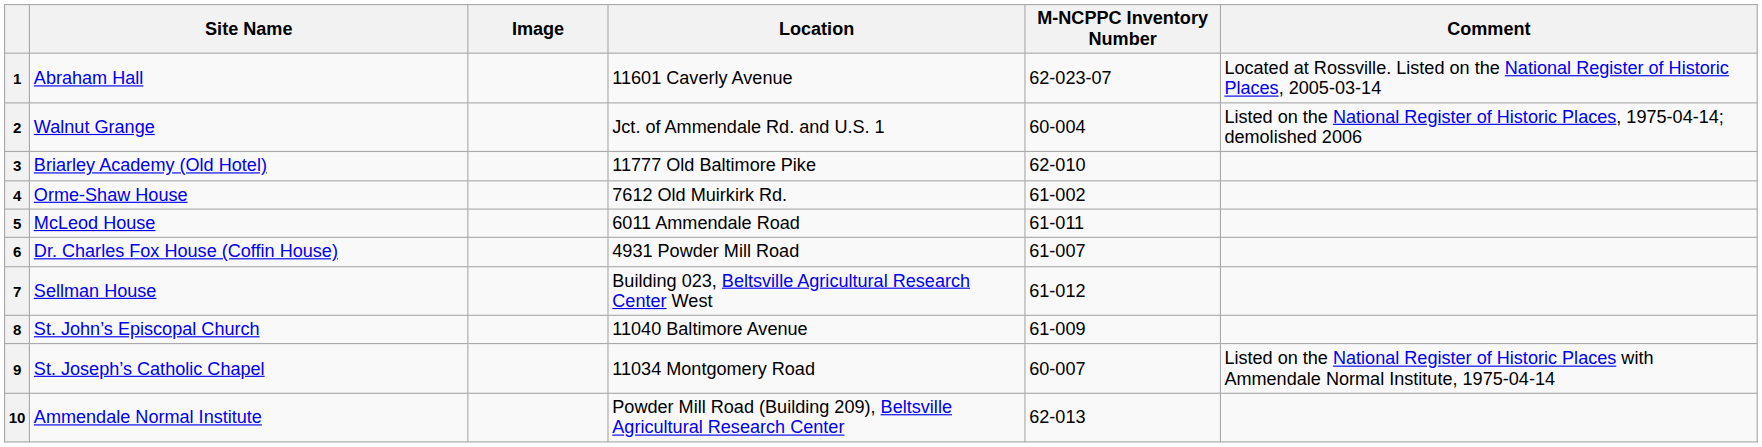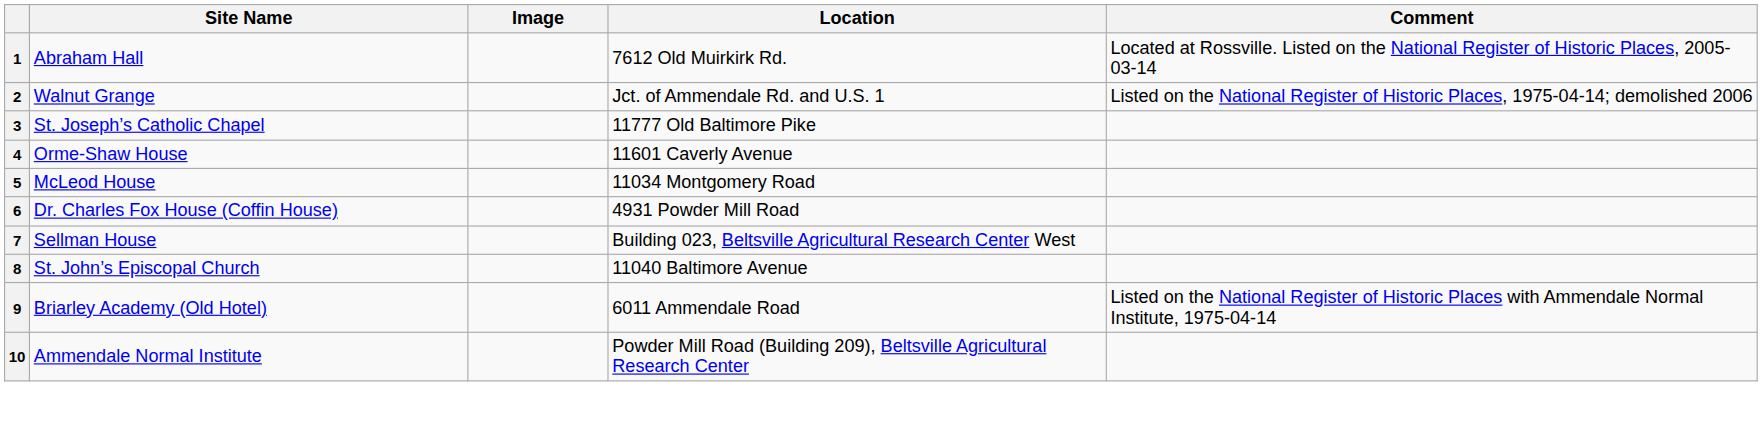- column: (1123, 29)
(702, 78) 11601 Caverly Avenue -> (700, 57) 7612 Old Muirkirk Rd.
(150, 165) Briarley Academy (Old Hotel) -> (149, 125) St. Joseph’s Catholic Chapel
(700, 194) 7612 Old Muirkirk Rd. -> (702, 153) 11601 Caverly Avenue
(706, 223) 6011 Ammendale Road -> (714, 182) 11034 Montgomery Road
(149, 368) St. Joseph’s Catholic Chapel -> (150, 307) Briarley Academy (Old Hotel)
(714, 368) 11034 Montgomery Road -> (706, 307) 6011 Ammendale Road
